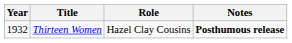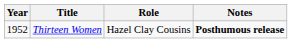(17, 29) 1932 -> (17, 29) 1952
